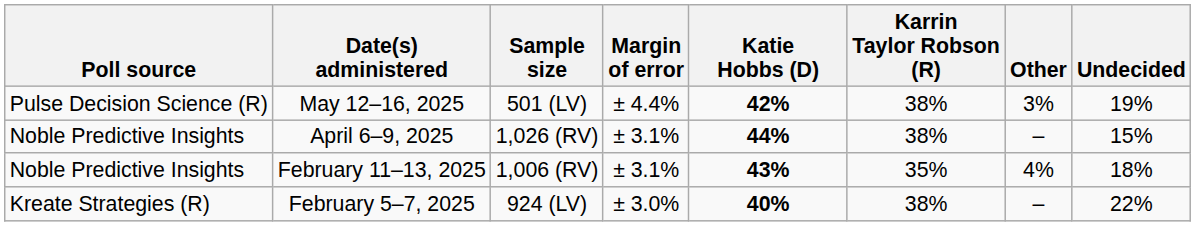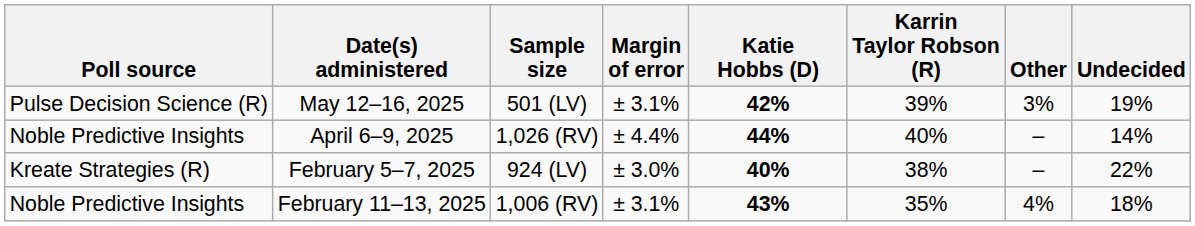(646, 103) ± 4.4% -> (646, 103) ± 3.1%
(926, 103) 38% -> (926, 103) 39%
(646, 137) ± 3.1% -> (646, 137) ± 4.4%
(926, 137) 38% -> (926, 137) 40%
(1131, 137) 15% -> (1131, 137) 14%
rows swapped: (382, 170) <-> (382, 204)
